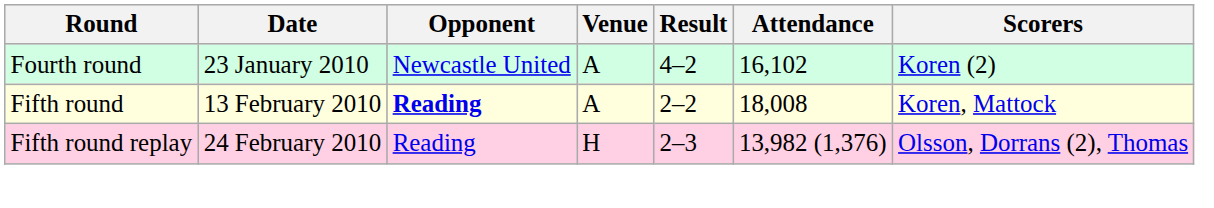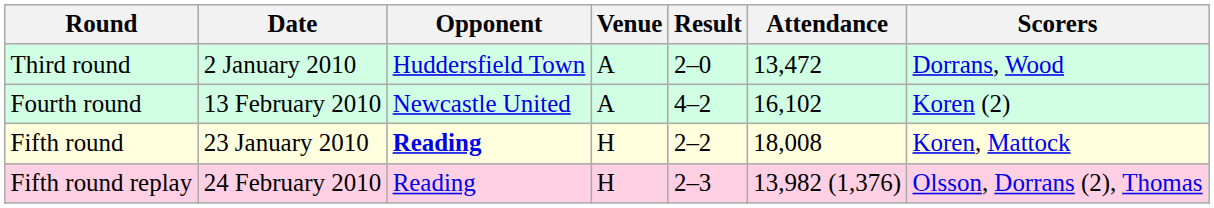+ row: (70, 63)
(286, 63) 23 January 2010 -> (292, 103) 13 February 2010
(292, 103) 13 February 2010 -> (286, 143) 23 January 2010
(591, 103) A -> (606, 143) H
